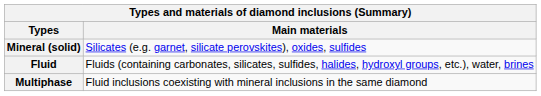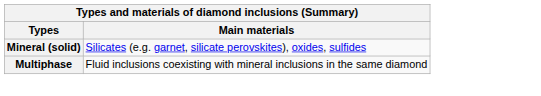- row: (44, 64)
